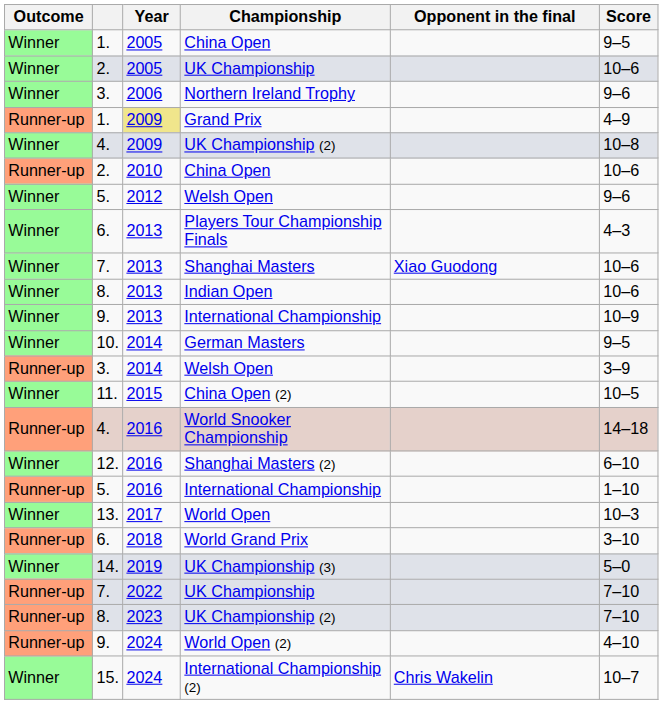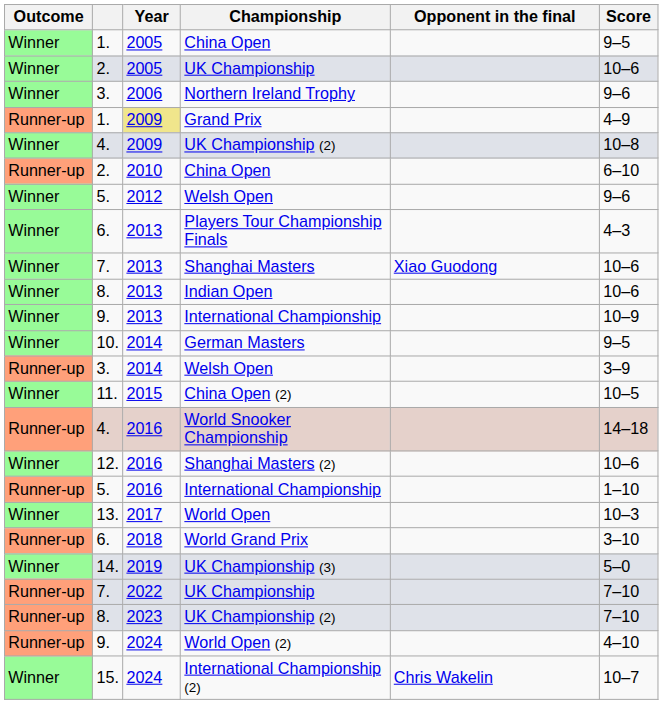(621, 171) 10–6 -> (621, 171) 6–10
(621, 463) 6–10 -> (621, 463) 10–6
